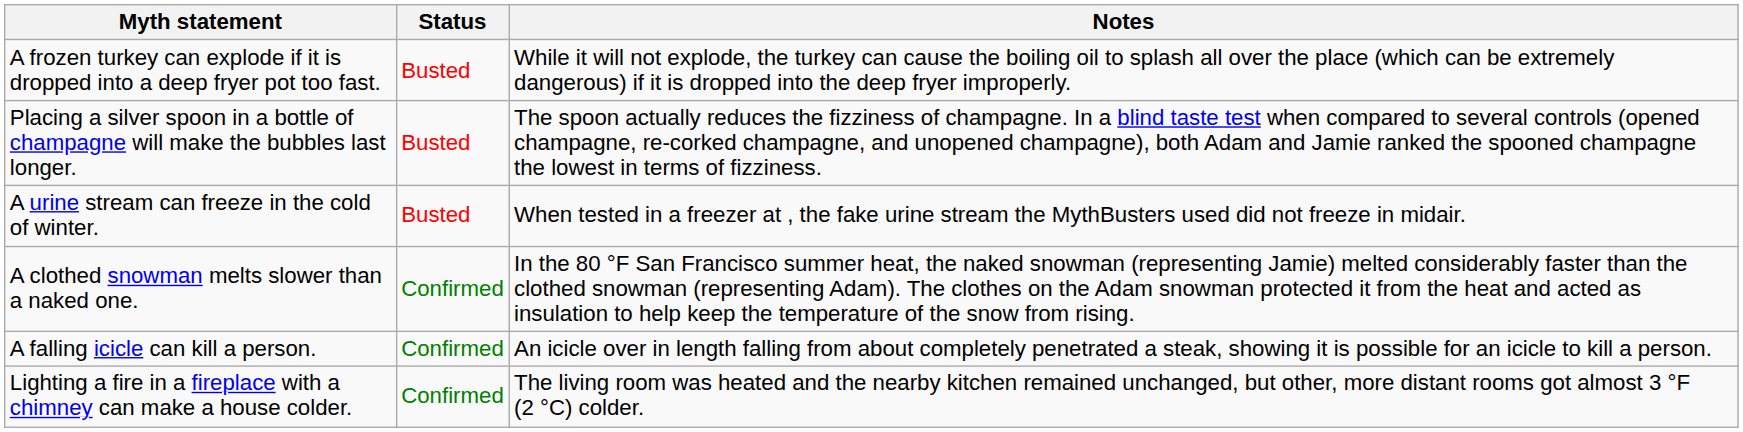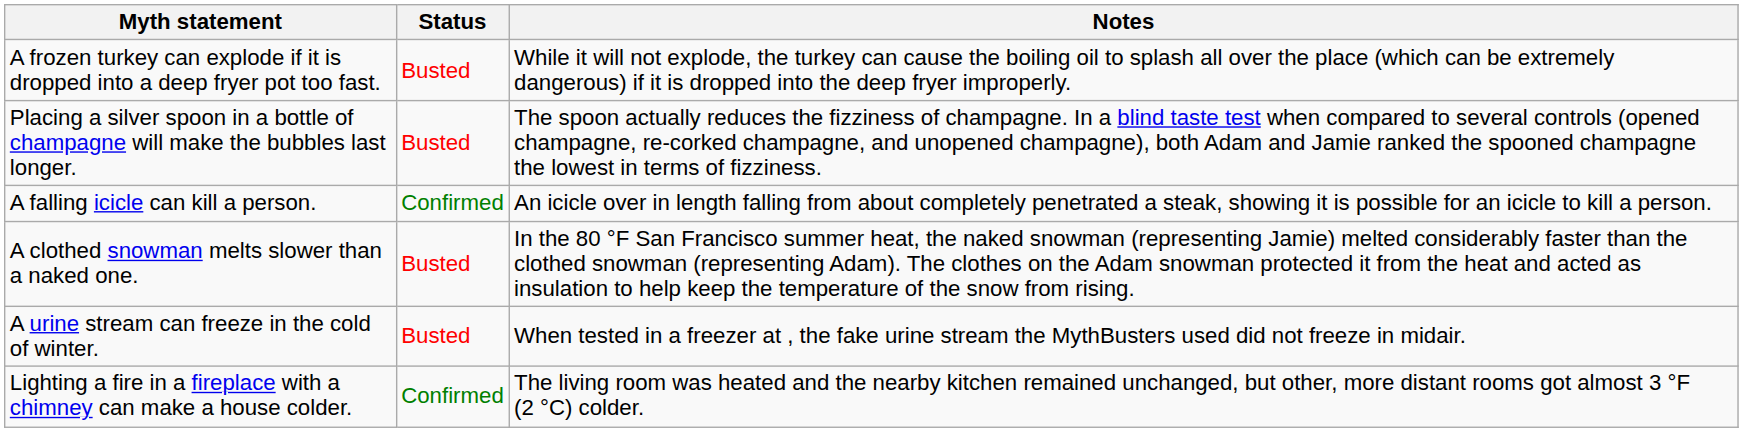rows swapped: (163, 348) <-> (190, 215)
(452, 288) Confirmed -> (436, 263) Busted
